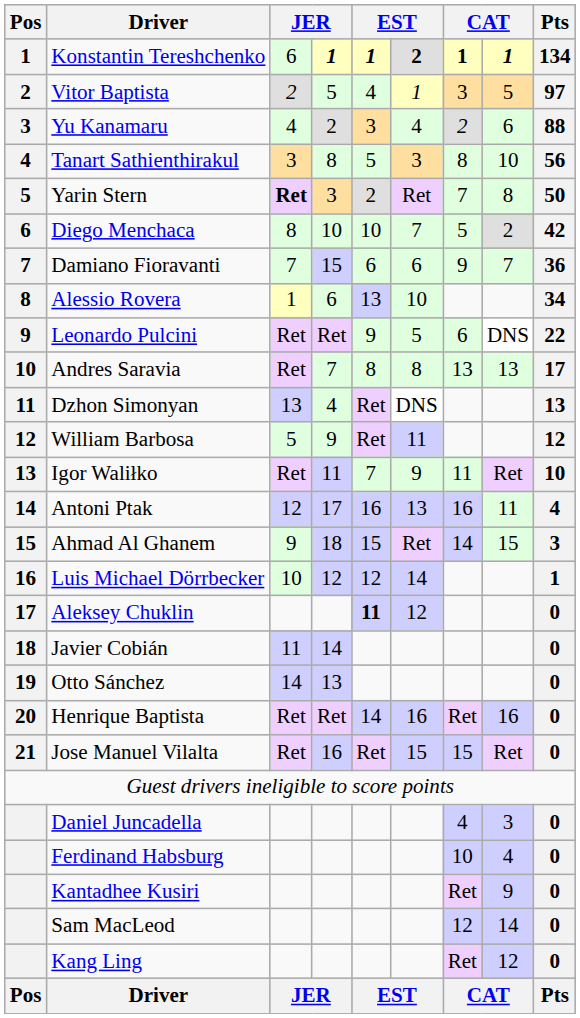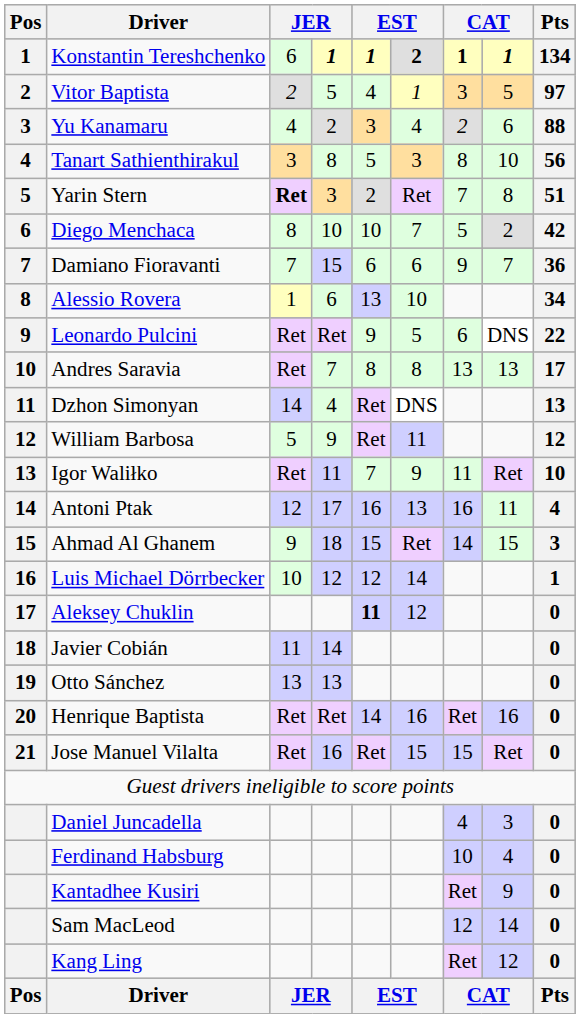(555, 195) 50 -> (555, 195) 51
(291, 404) 13 -> (291, 404) 14
(291, 682) 14 -> (291, 682) 13
